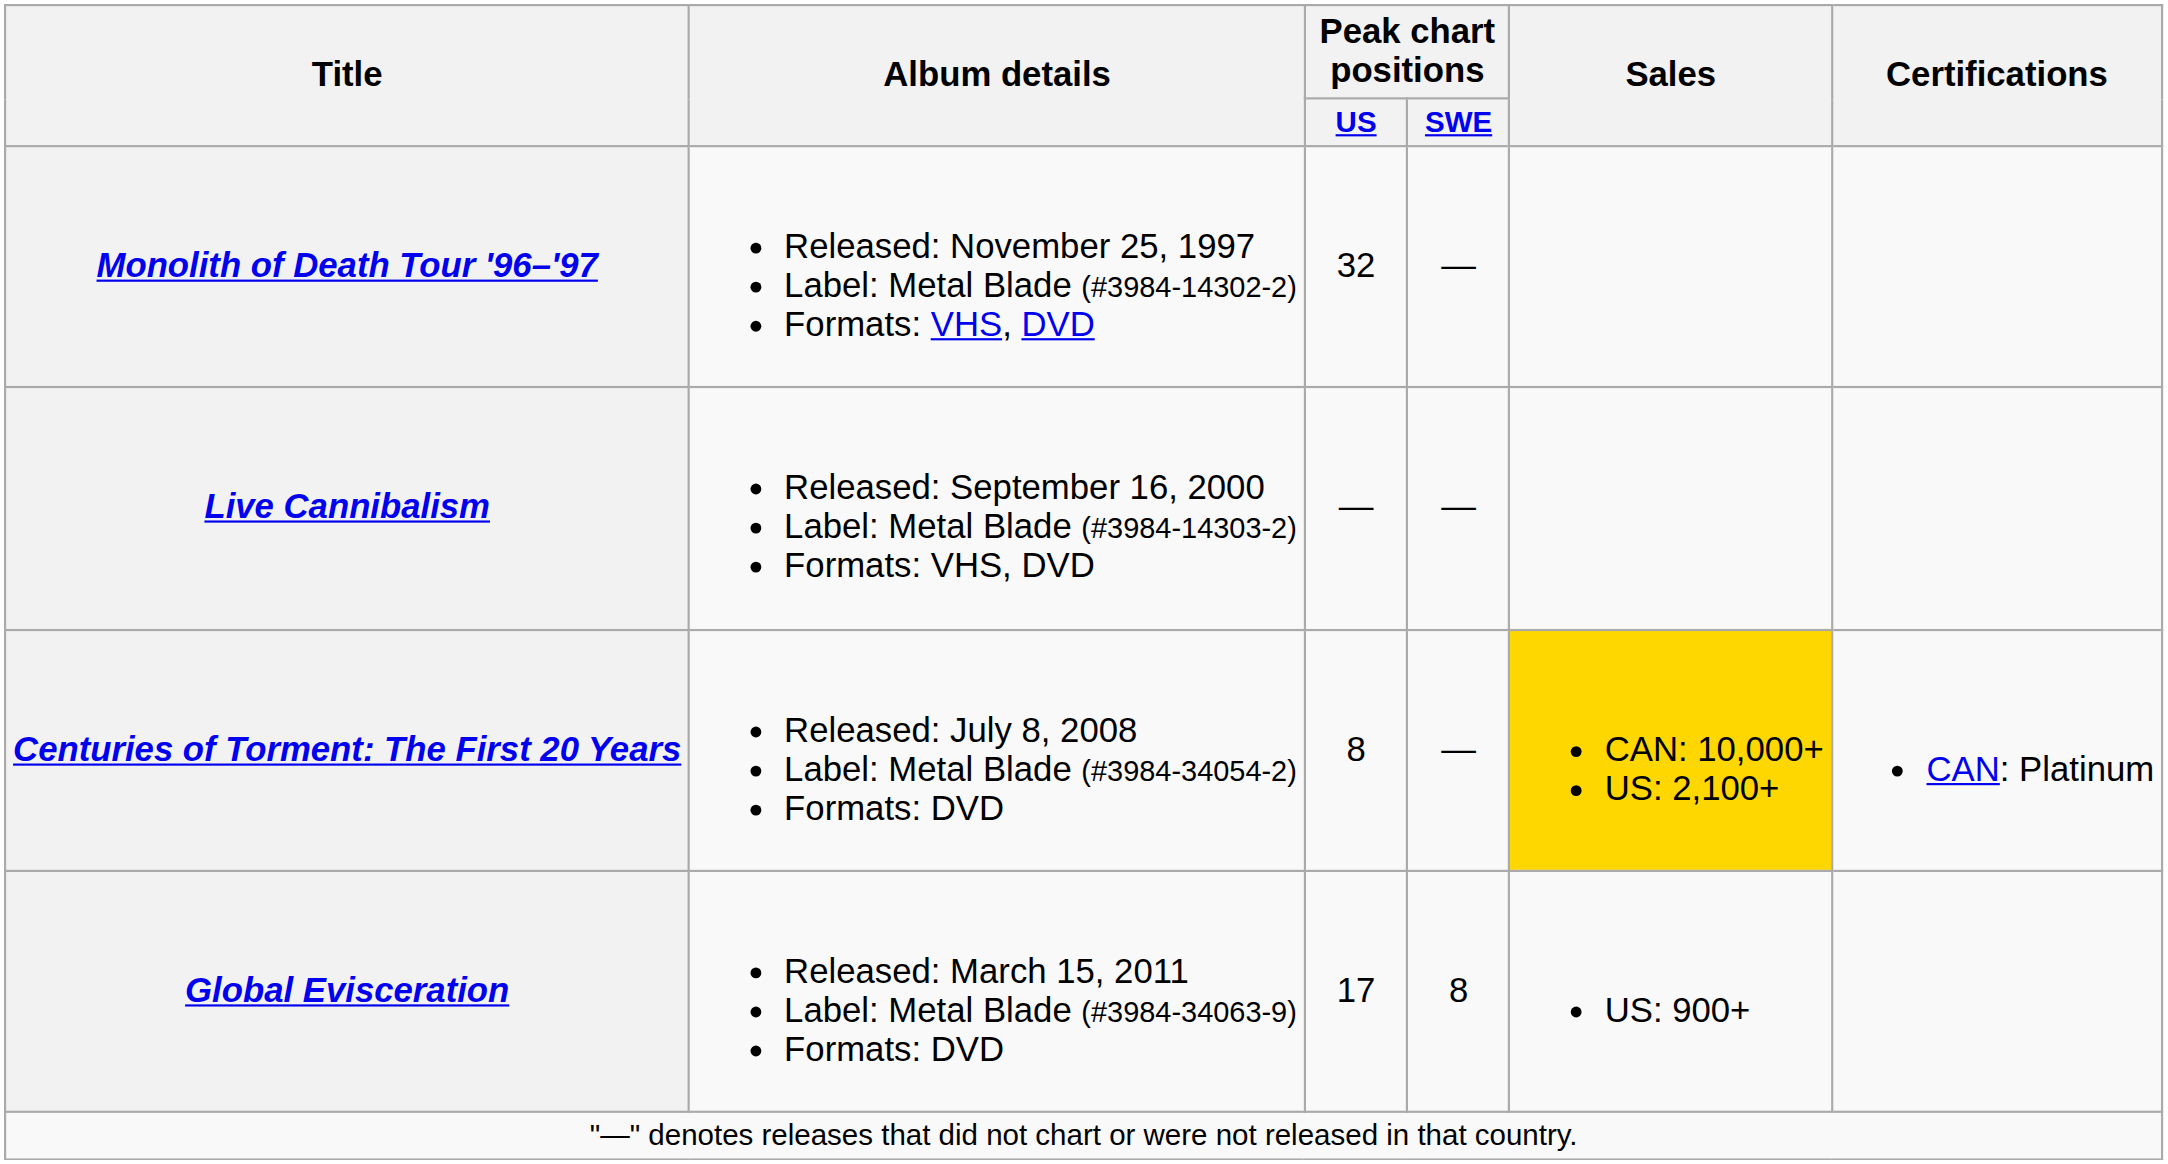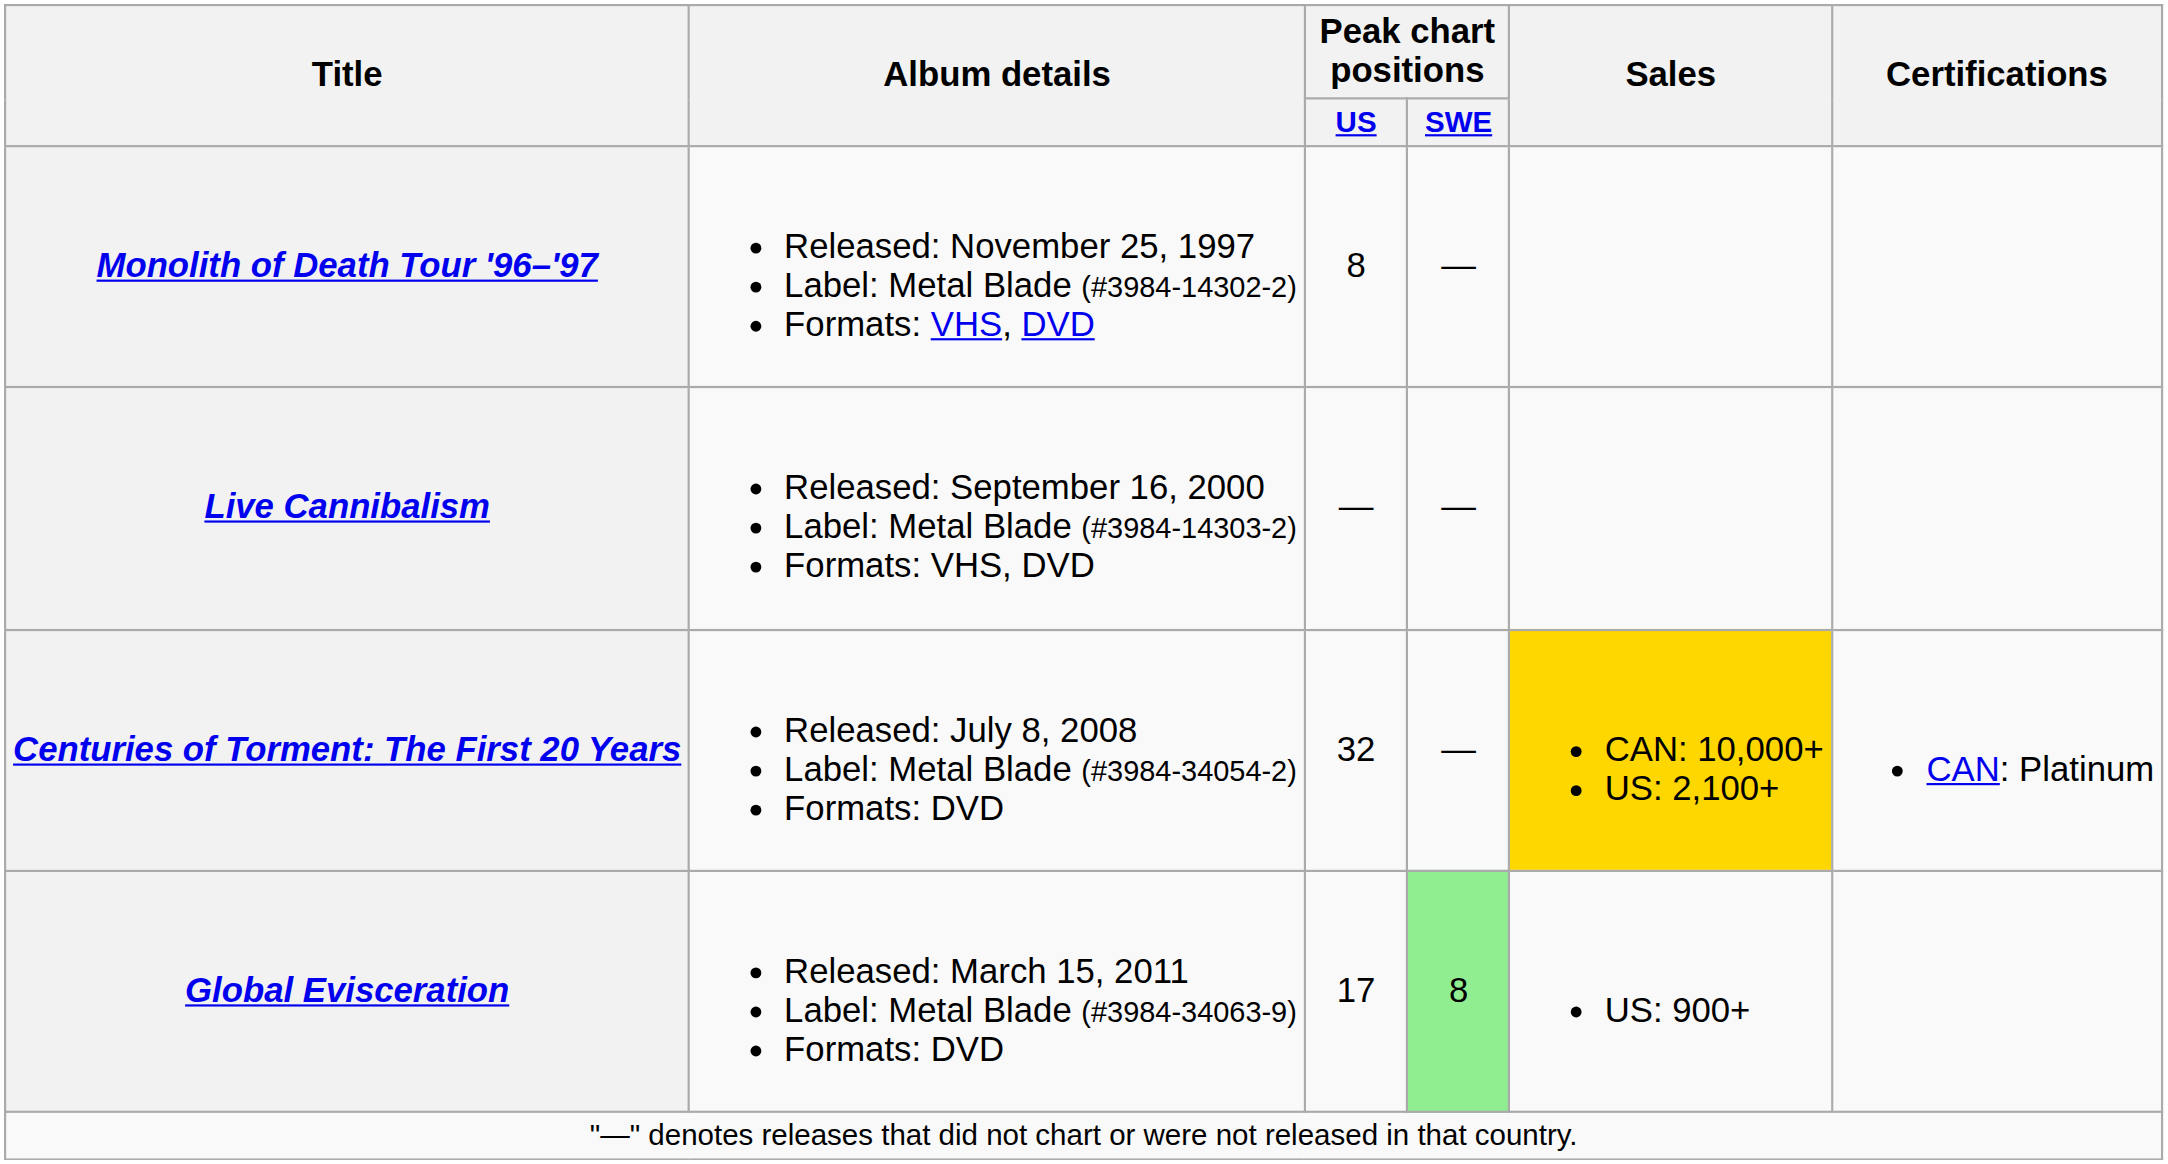(1356, 265) 32 -> (1356, 265) 8
(1356, 749) 8 -> (1356, 749) 32
(1459, 991) no background -> (1459, 991) lightgreen background
